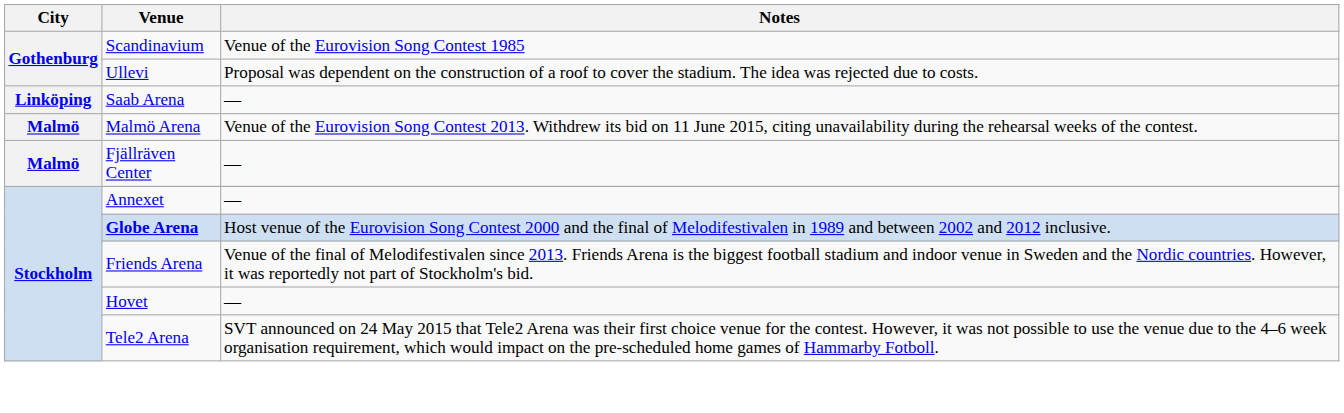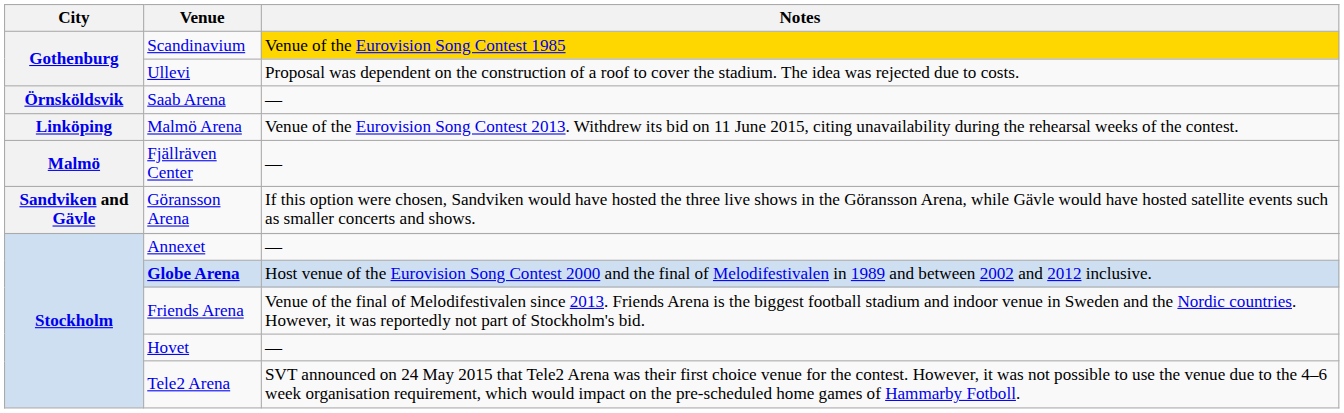(374, 45) no background -> (415, 45) gold background
(53, 99) Linköping -> (74, 99) Örnsköldsvik
(53, 126) Malmö -> (74, 126) Linköping
+ row: (184, 209)
